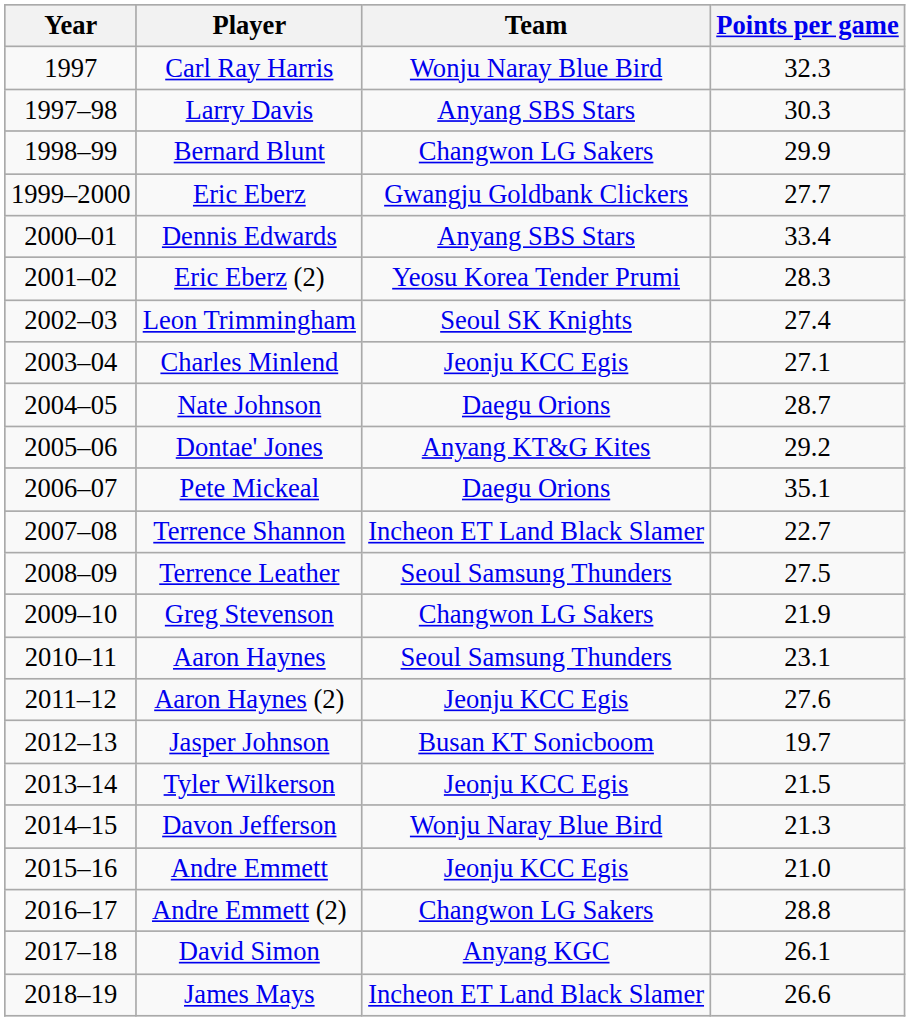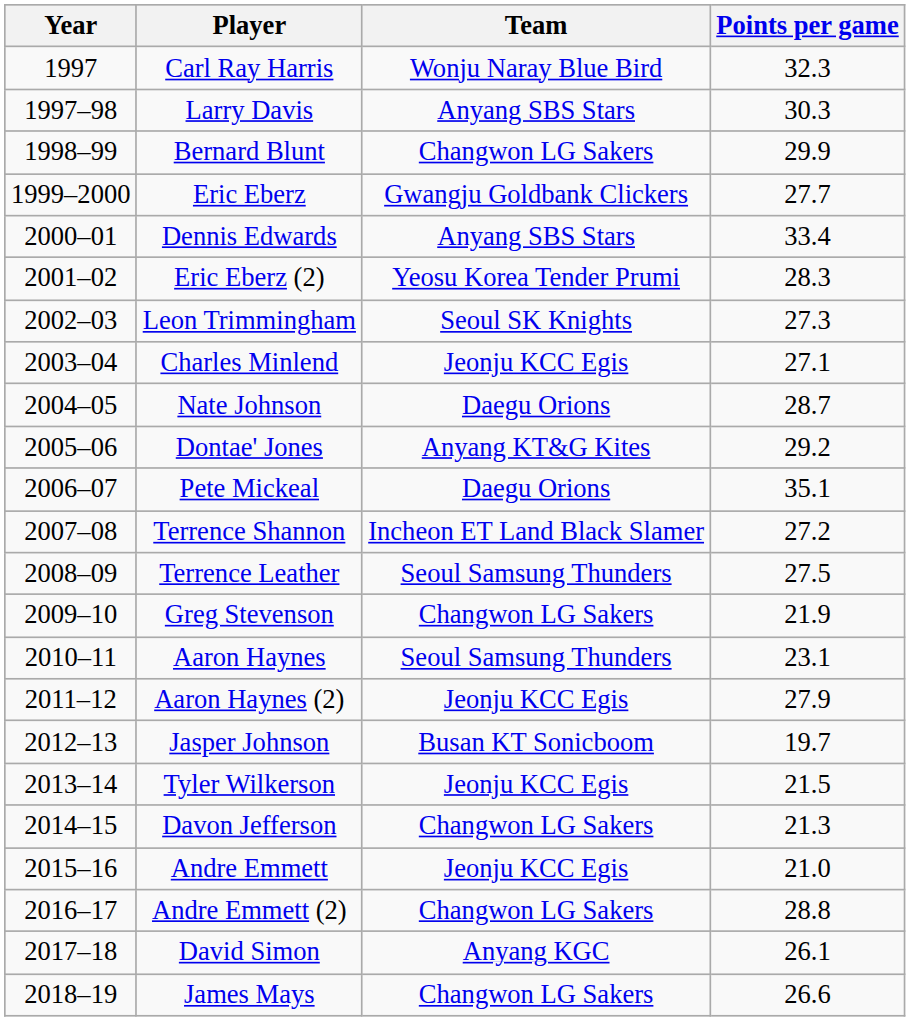(807, 320) 27.4 -> (807, 320) 27.3
(807, 531) 22.7 -> (807, 531) 27.2
(807, 699) 27.6 -> (807, 699) 27.9
(536, 825) Wonju Naray Blue Bird -> (536, 825) Changwon LG Sakers
(536, 994) Incheon ET Land Black Slamer -> (536, 994) Changwon LG Sakers
